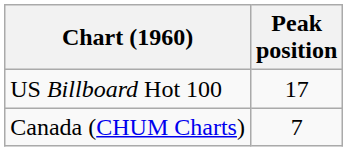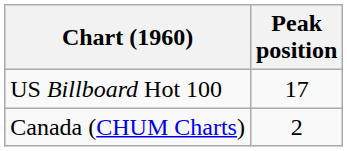(297, 126) 7 -> (297, 126) 2
